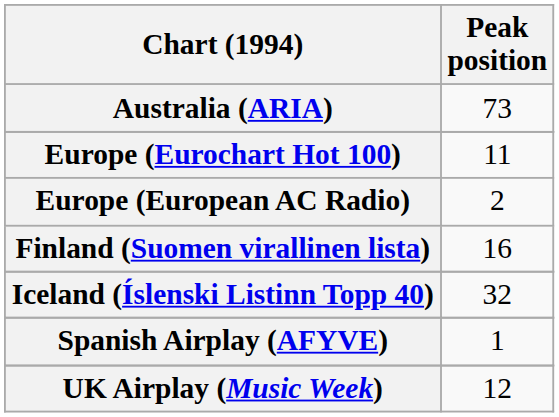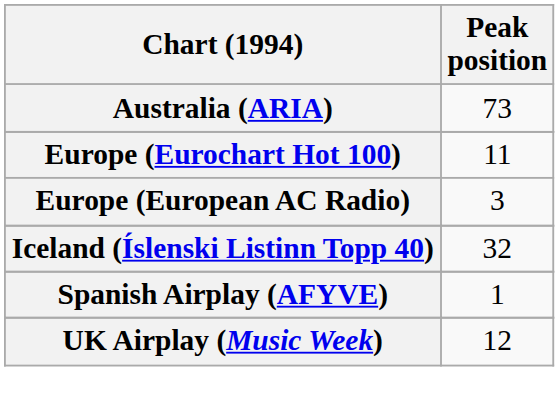(497, 201) 2 -> (497, 201) 3
- row: (223, 247)
